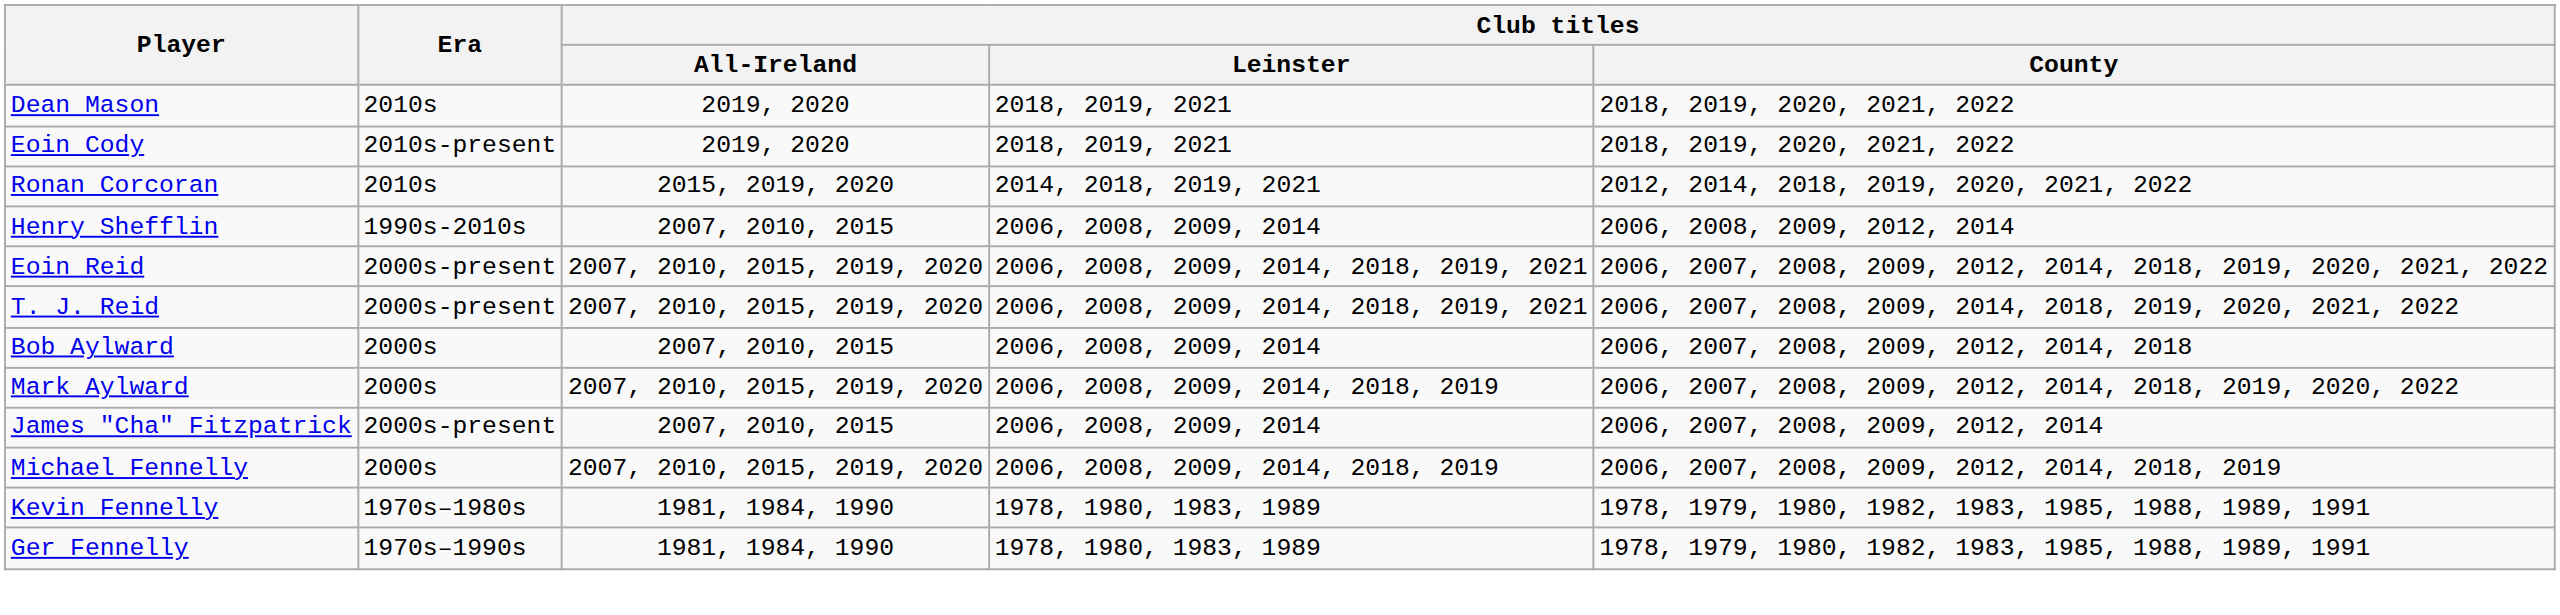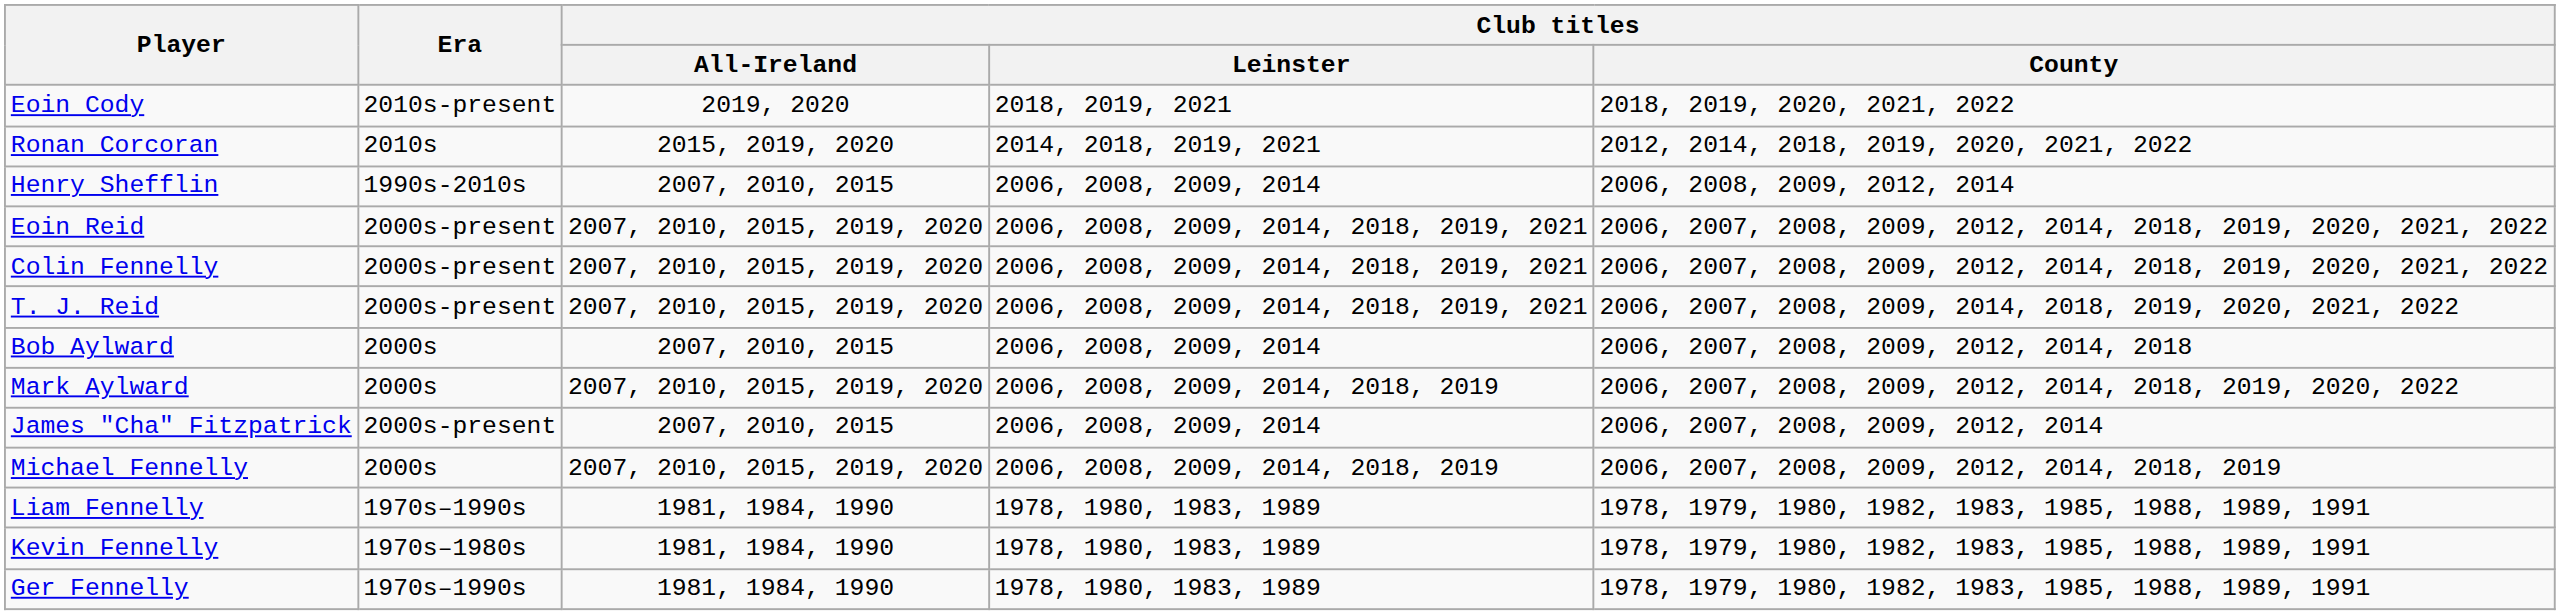- row: (85, 106)
+ row: (115, 267)
+ row: (107, 508)
